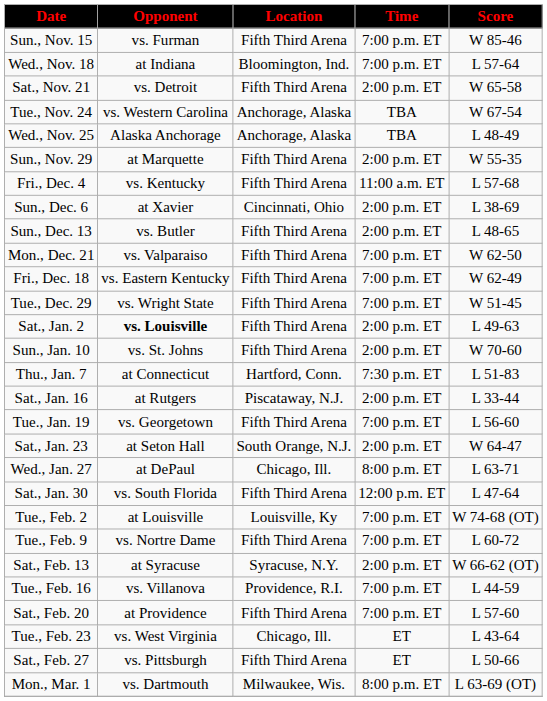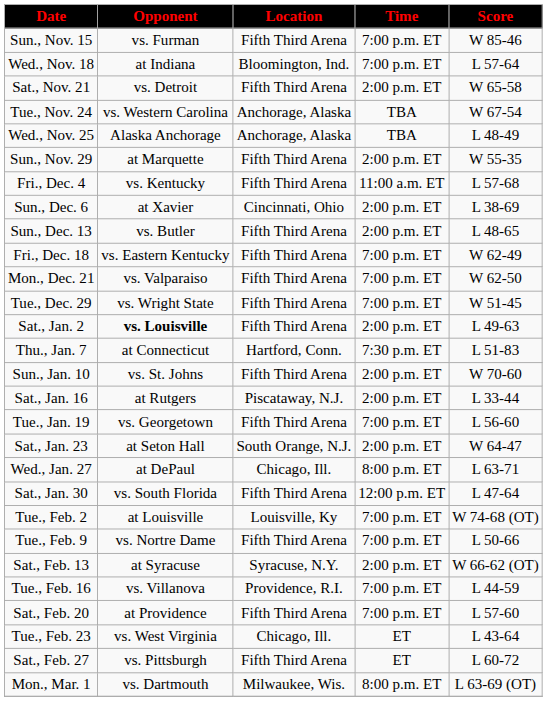rows swapped: (51, 278) <-> (51, 254)
rows swapped: (51, 374) <-> (51, 350)
(495, 541) L 60-72 -> (495, 541) L 50-66
(495, 660) L 50-66 -> (495, 660) L 60-72
